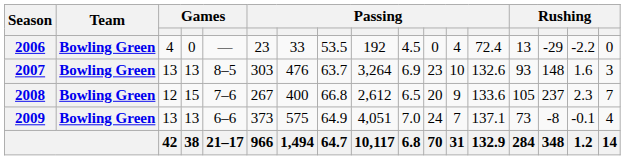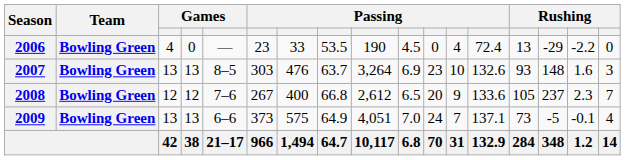(375, 47) 192 -> (375, 47) 190
(192, 94) 15 -> (192, 94) 12
(553, 118) -8 -> (553, 118) -5
